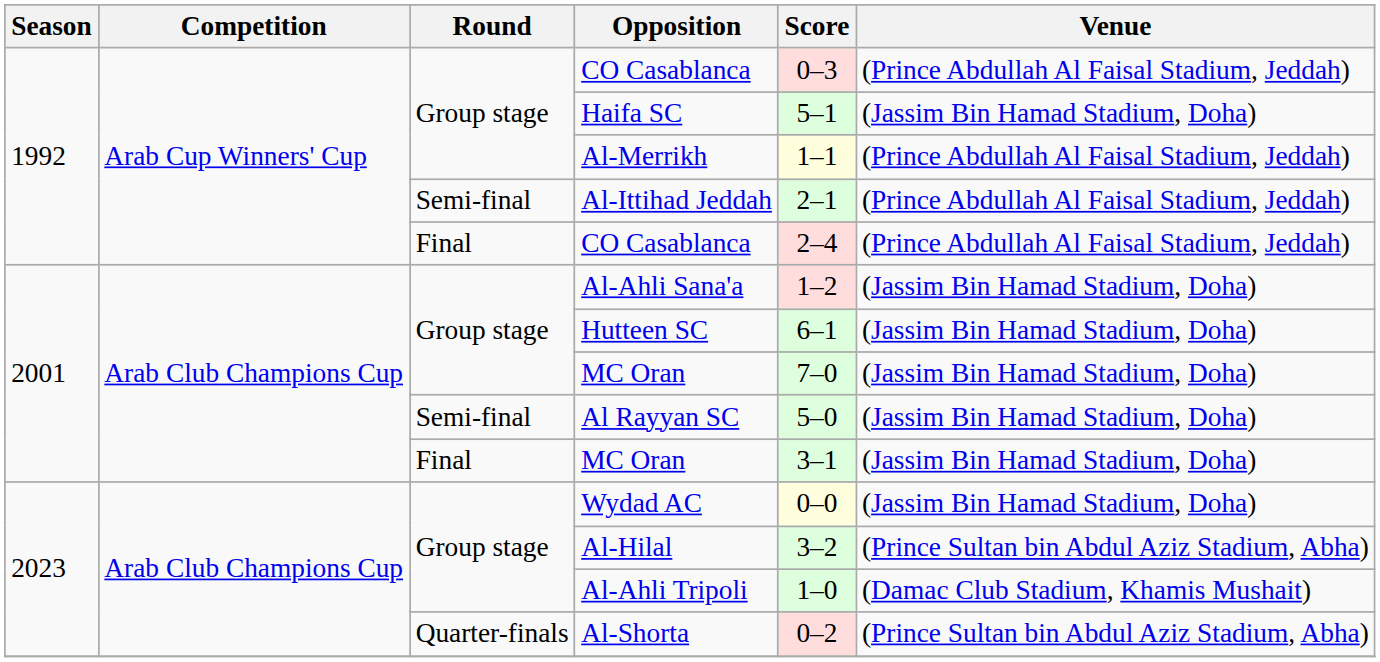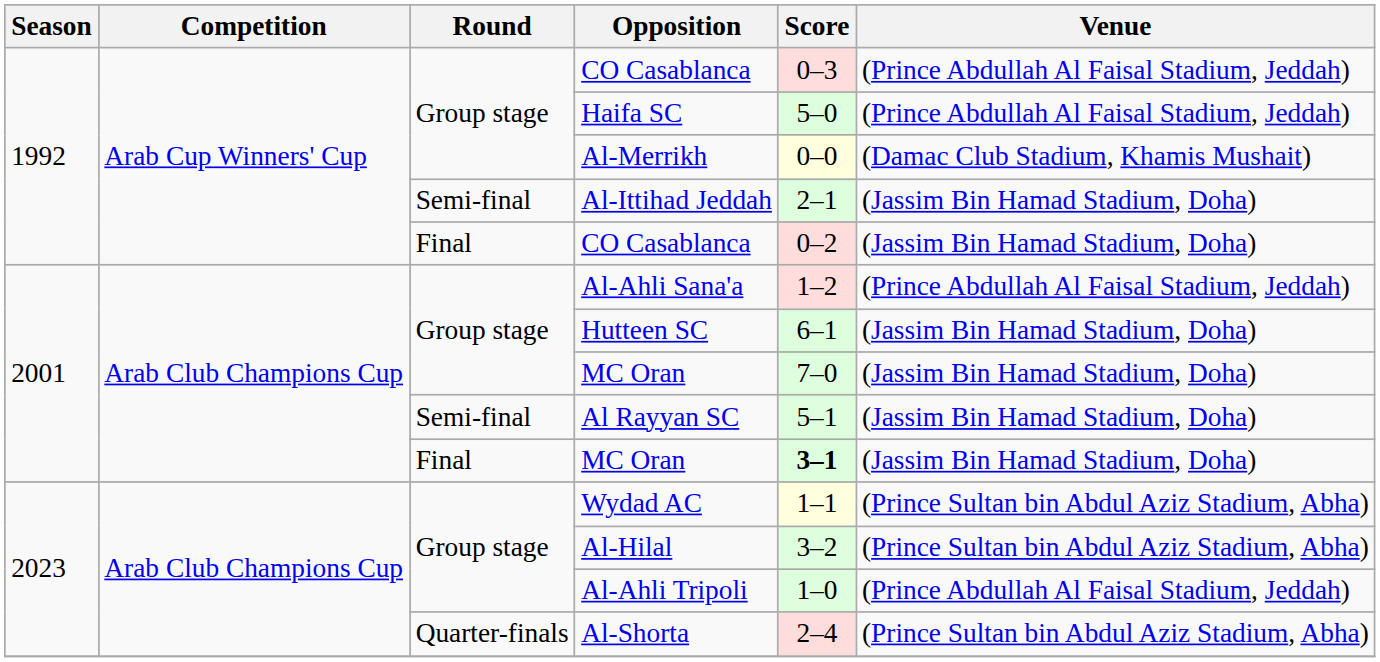(817, 112) 5–1 -> (817, 112) 5–0
(1059, 112) (Jassim Bin Hamad Stadium, Doha) -> (1106, 112) (Prince Abdullah Al Faisal Stadium, Jeddah)
(817, 156) 1–1 -> (817, 156) 0–0
(1106, 156) (Prince Abdullah Al Faisal Stadium, Jeddah) -> (1087, 156) (Damac Club Stadium, Khamis Mushait)
(1106, 199) (Prince Abdullah Al Faisal Stadium, Jeddah) -> (1059, 199) (Jassim Bin Hamad Stadium, Doha)
(817, 243) 2–4 -> (817, 243) 0–2
(1106, 243) (Prince Abdullah Al Faisal Stadium, Jeddah) -> (1059, 243) (Jassim Bin Hamad Stadium, Doha)
(1059, 286) (Jassim Bin Hamad Stadium, Doha) -> (1106, 286) (Prince Abdullah Al Faisal Stadium, Jeddah)
(817, 416) 5–0 -> (817, 416) 5–1
(817, 460) normal -> (817, 460) bold
(817, 503) 0–0 -> (817, 503) 1–1
(1059, 503) (Jassim Bin Hamad Stadium, Doha) -> (1115, 503) (Prince Sultan bin Abdul Aziz Stadium, Abha)
(1087, 590) (Damac Club Stadium, Khamis Mushait) -> (1106, 590) (Prince Abdullah Al Faisal Stadium, Jeddah)
(817, 633) 0–2 -> (817, 633) 2–4
